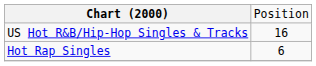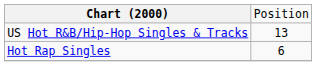(281, 32) 16 -> (281, 32) 13
